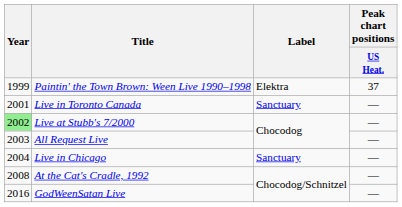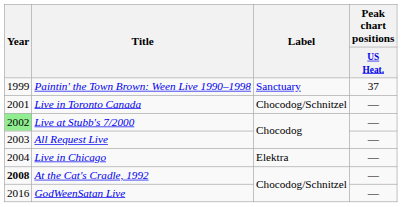(272, 86) Elektra -> (278, 86) Sanctuary
(278, 104) Sanctuary -> (302, 104) Chocodog/Schnitzel
(278, 157) Sanctuary -> (272, 157) Elektra
(18, 175) normal -> (18, 175) bold
